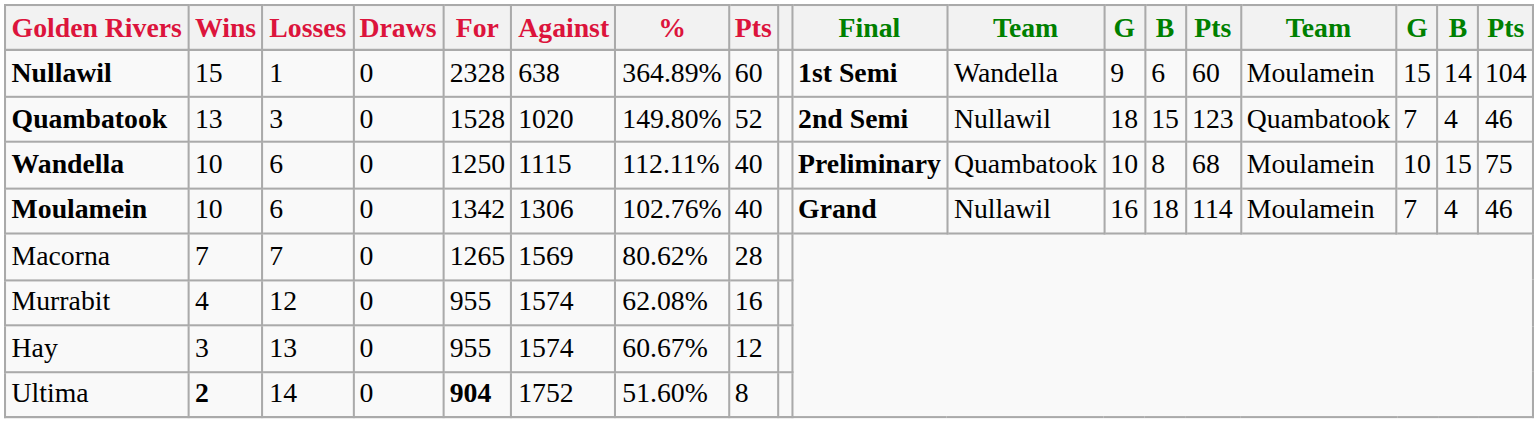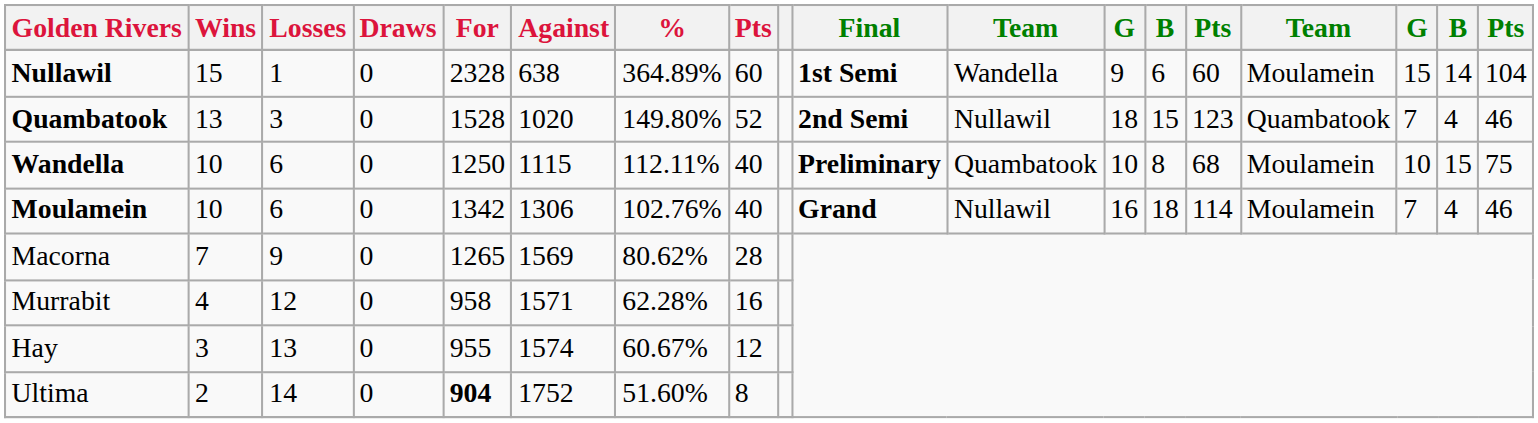(276, 255) 7 -> (276, 255) 9
(470, 301) 955 -> (470, 301) 958
(546, 301) 1574 -> (546, 301) 1571
(665, 301) 62.08% -> (665, 301) 62.28%
(202, 393) bold -> (202, 393) normal
